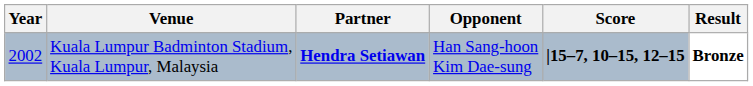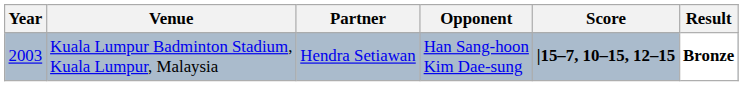(25, 56) 2002 -> (25, 56) 2003
(363, 56) bold -> (358, 56) normal
